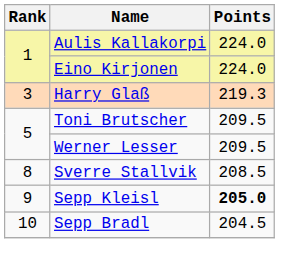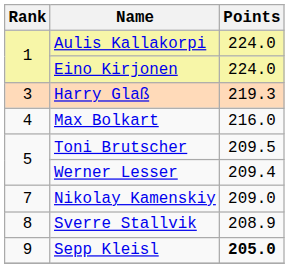+ row: (106, 121)
(242, 147) 209.5 -> (252, 173) 209.4
+ row: (135, 198)
(242, 173) 208.5 -> (252, 224) 208.9
- row: (102, 224)
